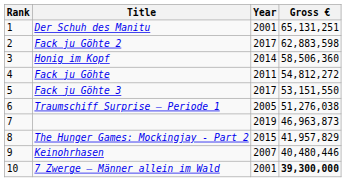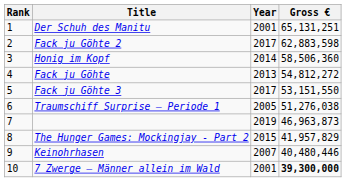(265, 75) 2011 -> (265, 75) 2013
